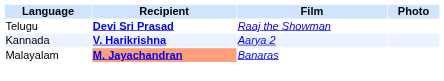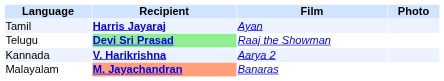+ row: (18, 26)
(133, 26) no background -> (133, 40) lightgreen background
